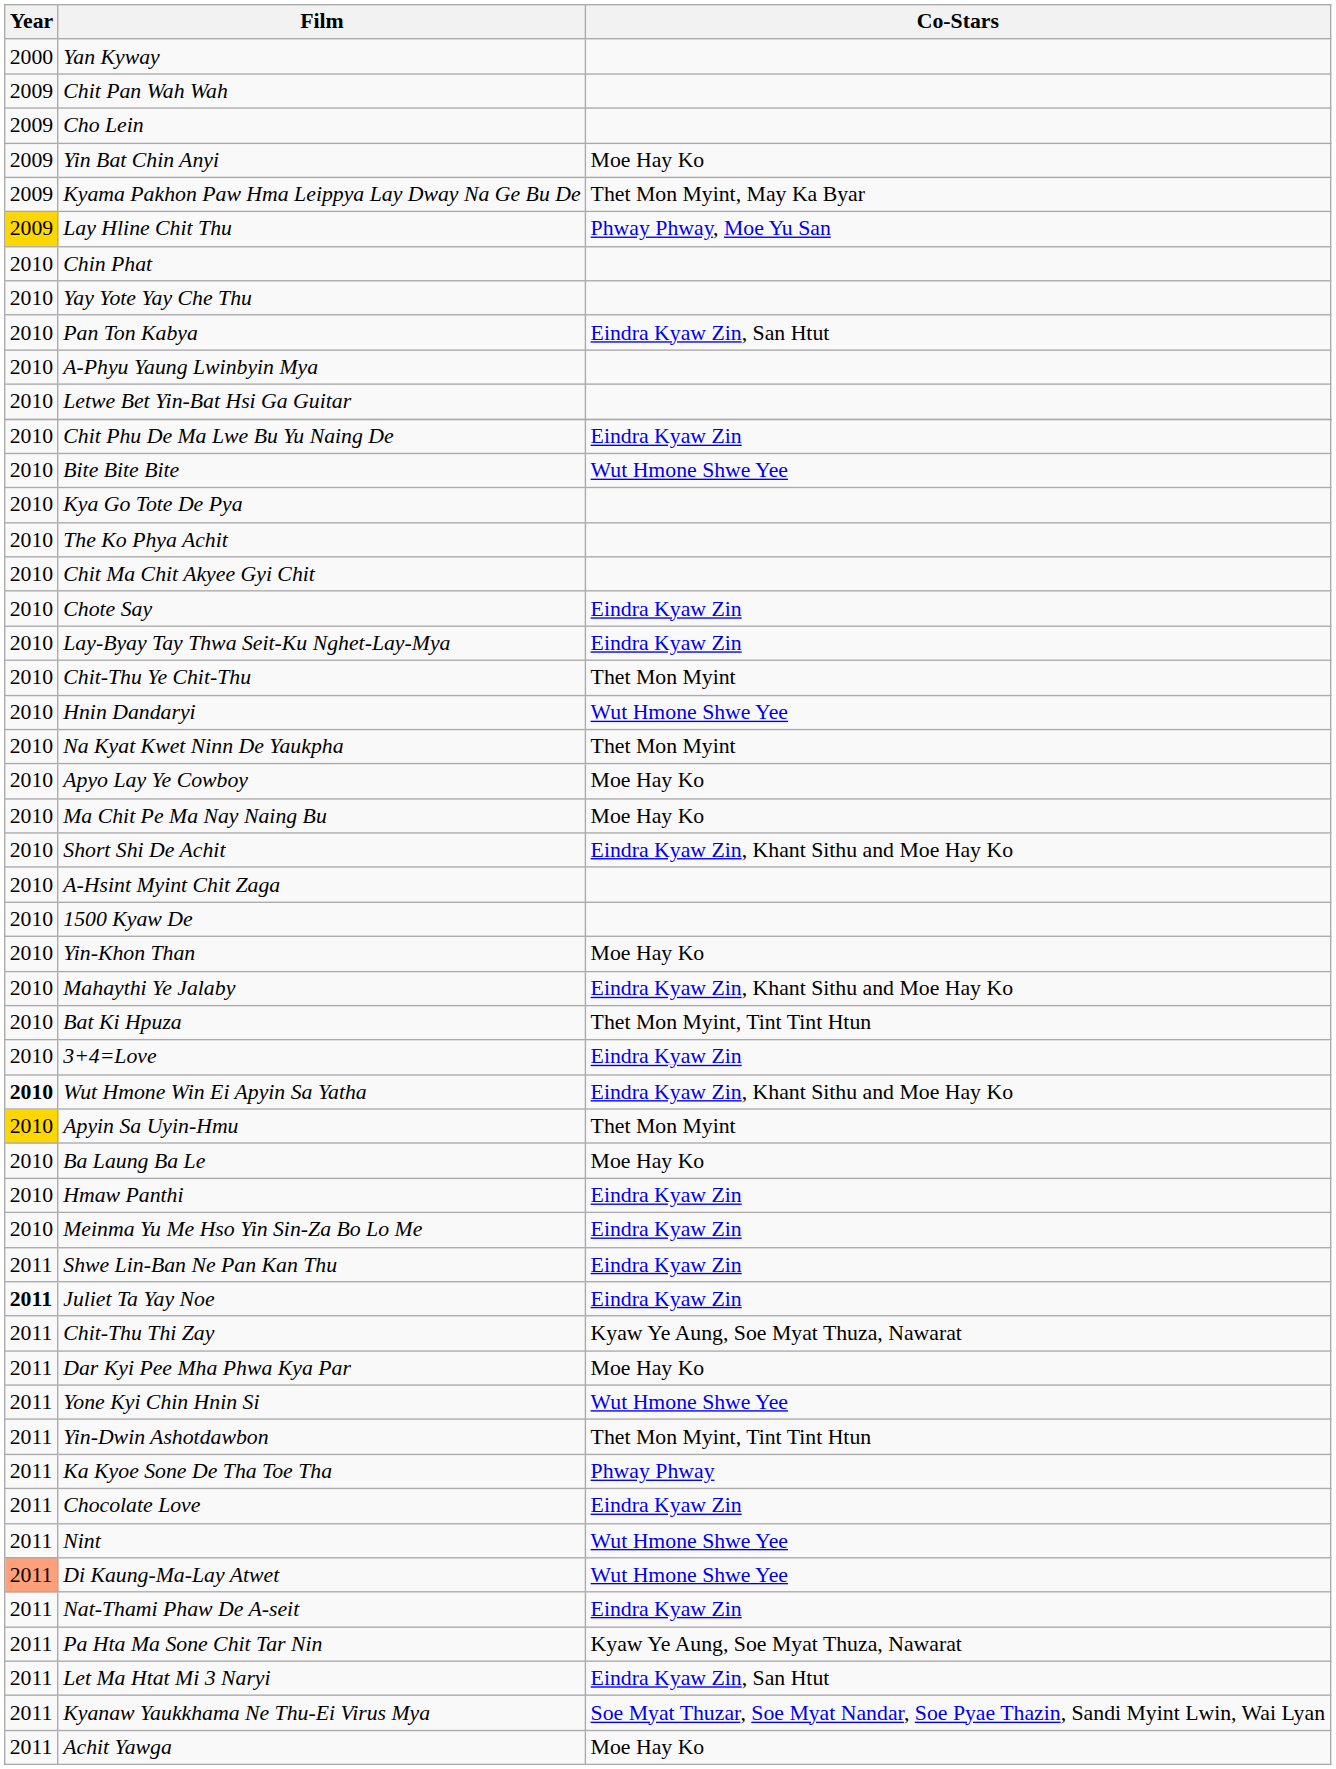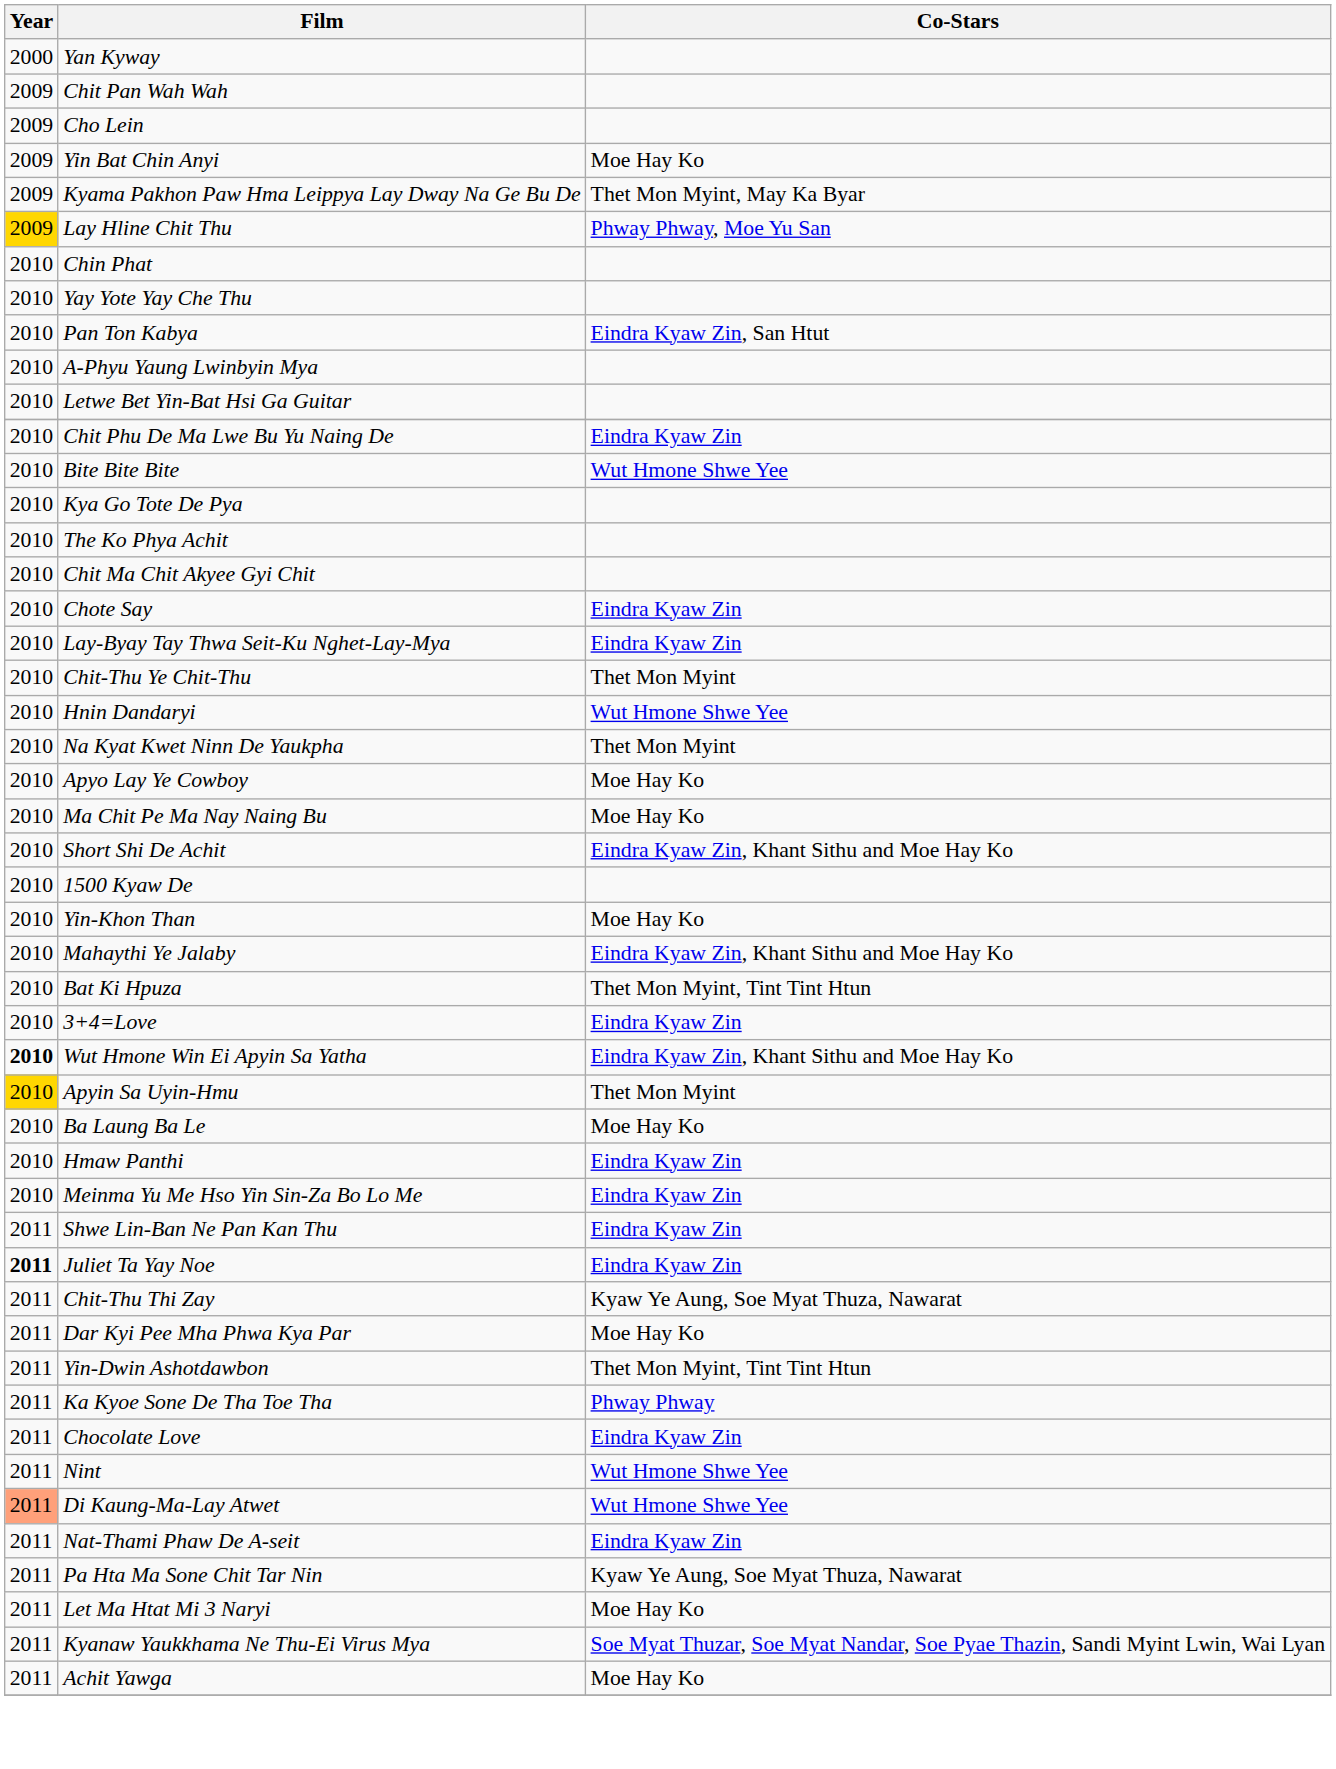- row: (172, 884)
- row: (161, 1402)
(710, 1678) Eindra Kyaw Zin, San Htut -> (647, 1609) Moe Hay Ko
